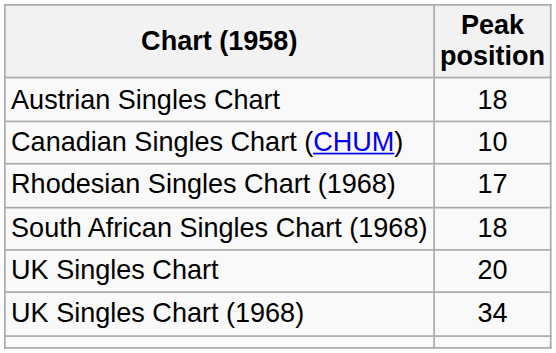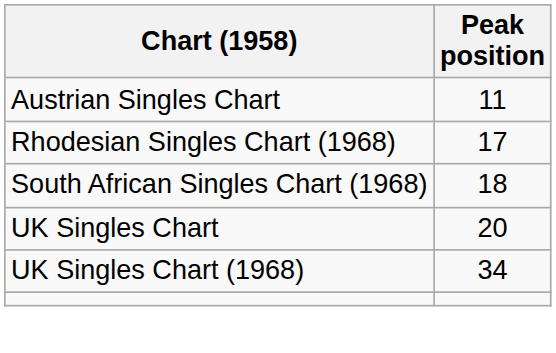(492, 99) 18 -> (492, 99) 11
- row: (207, 142)
